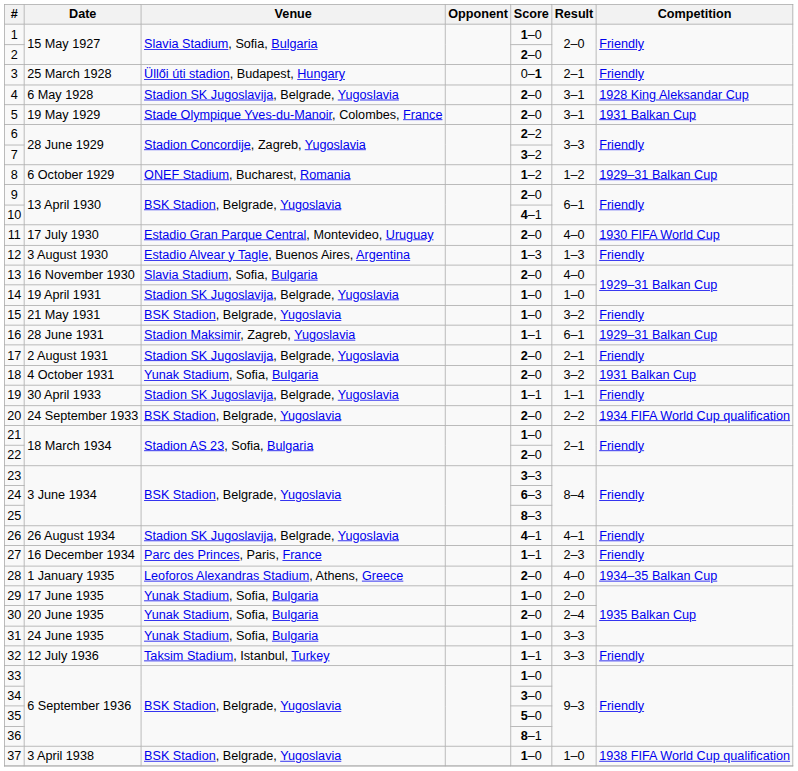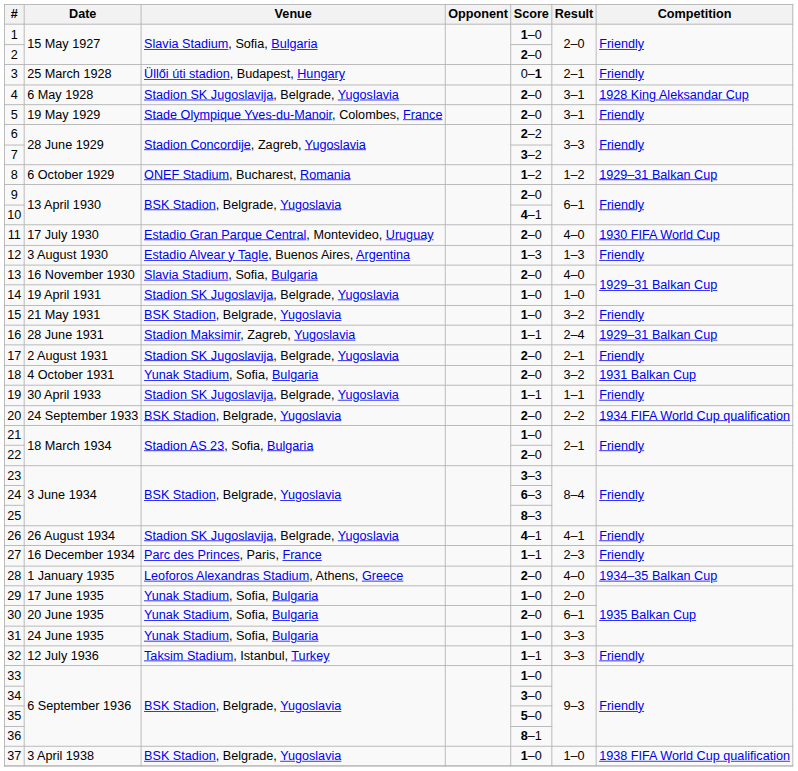(648, 114) 1931 Balkan Cup -> (622, 114) Friendly
(574, 335) 6–1 -> (574, 335) 2–4
(574, 615) 2–4 -> (574, 615) 6–1
